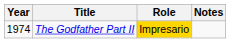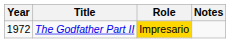(19, 29) 1974 -> (19, 29) 1972
